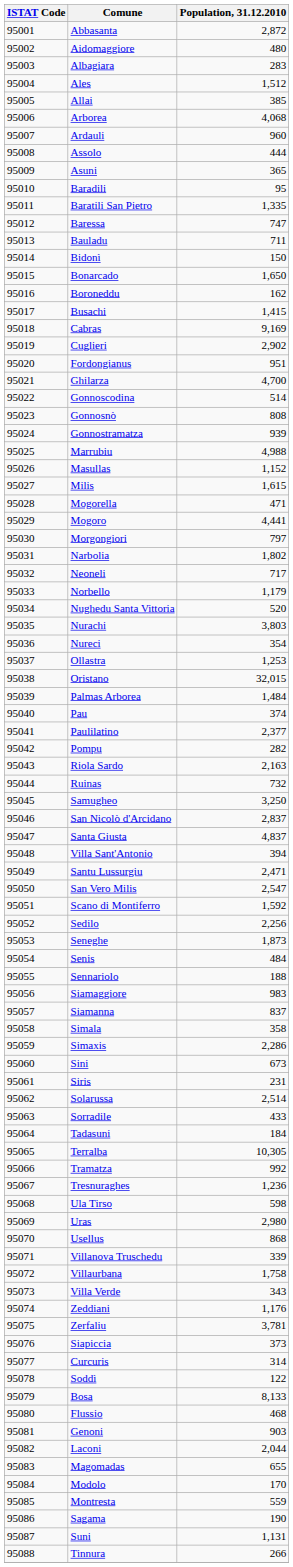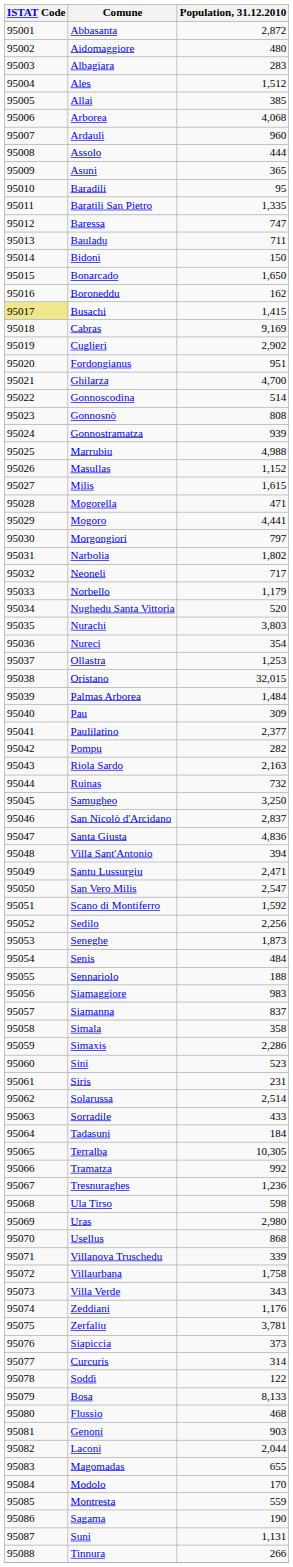(21, 310) no background -> (21, 310) khaki background
(278, 713) 374 -> (278, 713) 309
(274, 836) 4,837 -> (274, 836) 4,836
(278, 1063) 673 -> (278, 1063) 523
